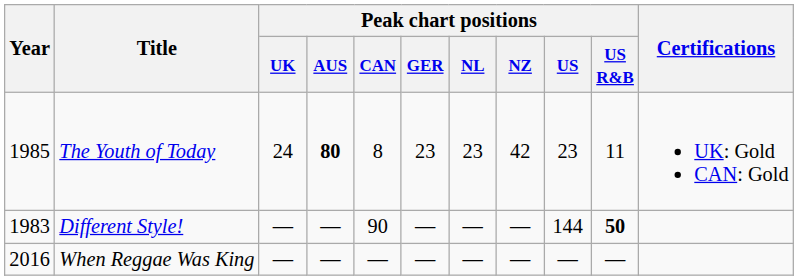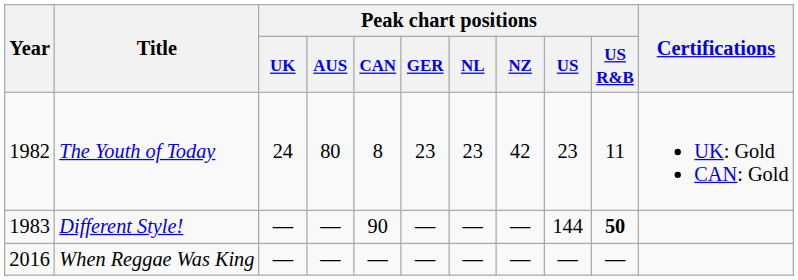(30, 151) 1985 -> (30, 151) 1982
(330, 151) bold -> (330, 151) normal
